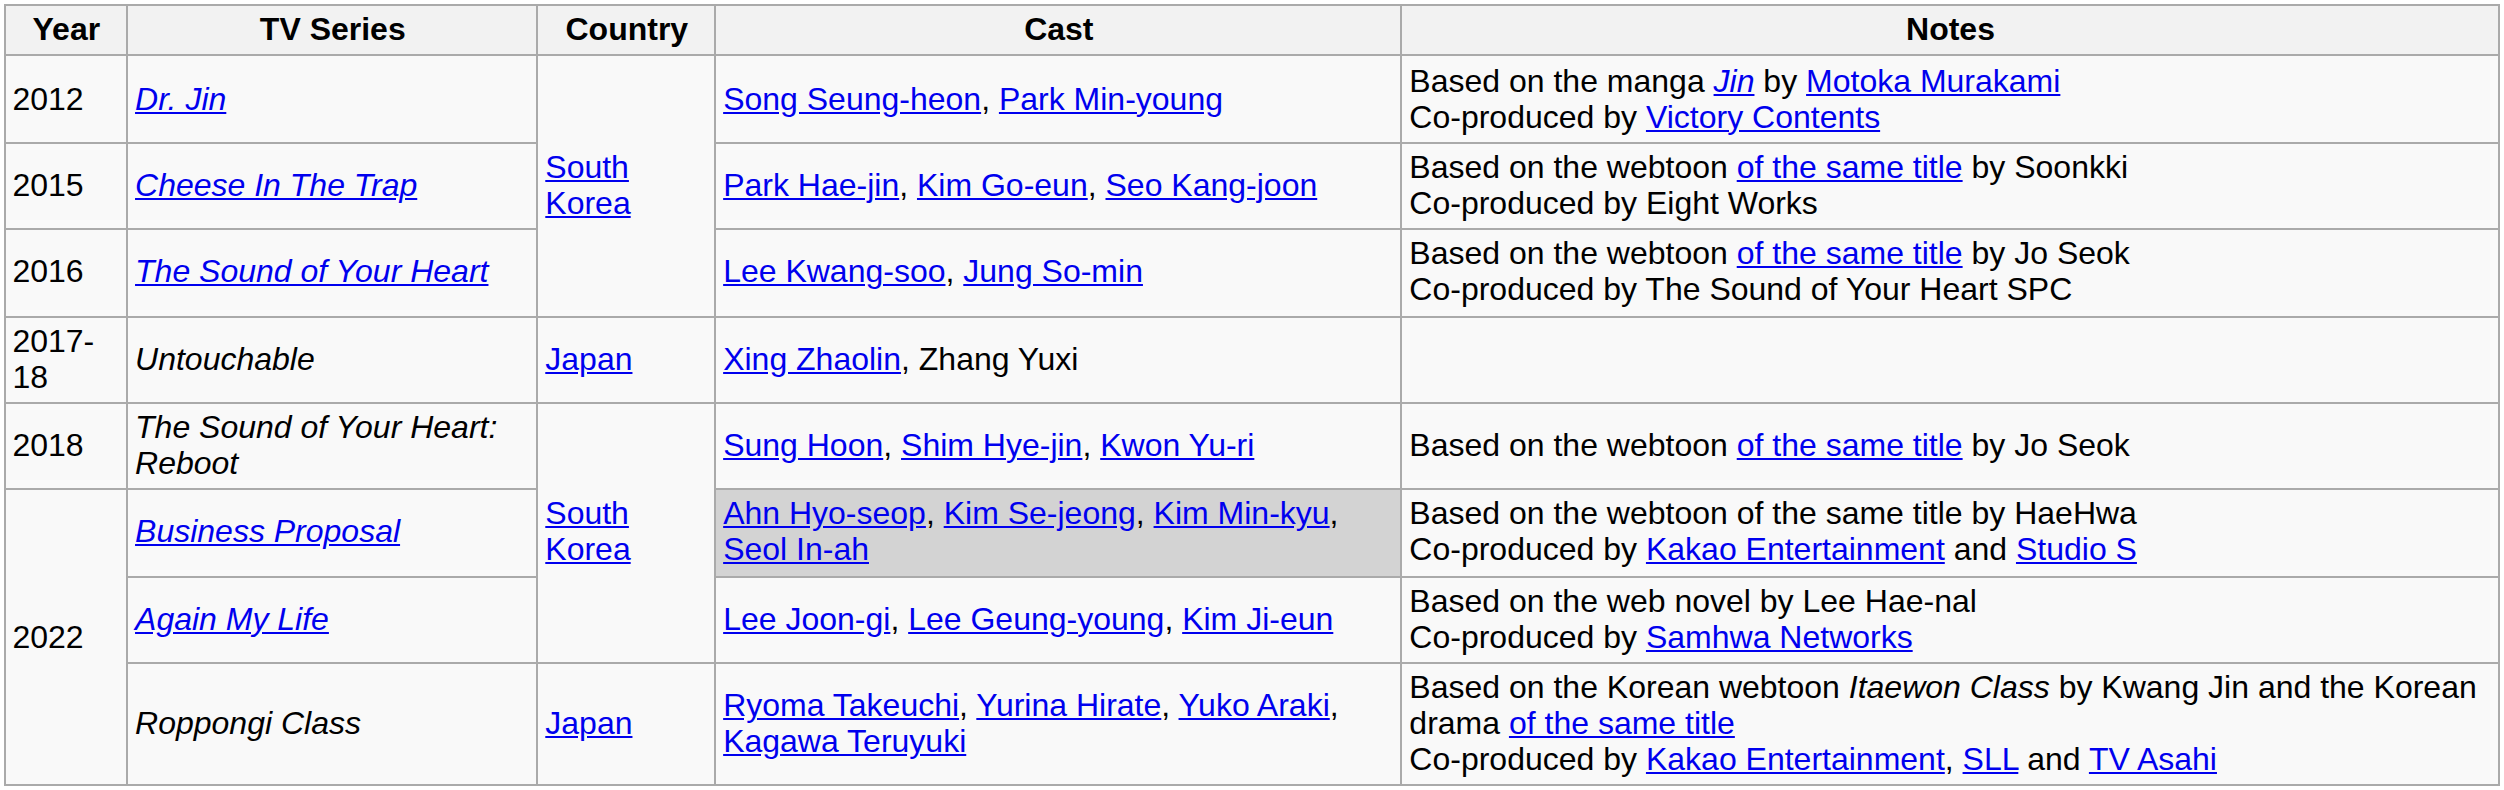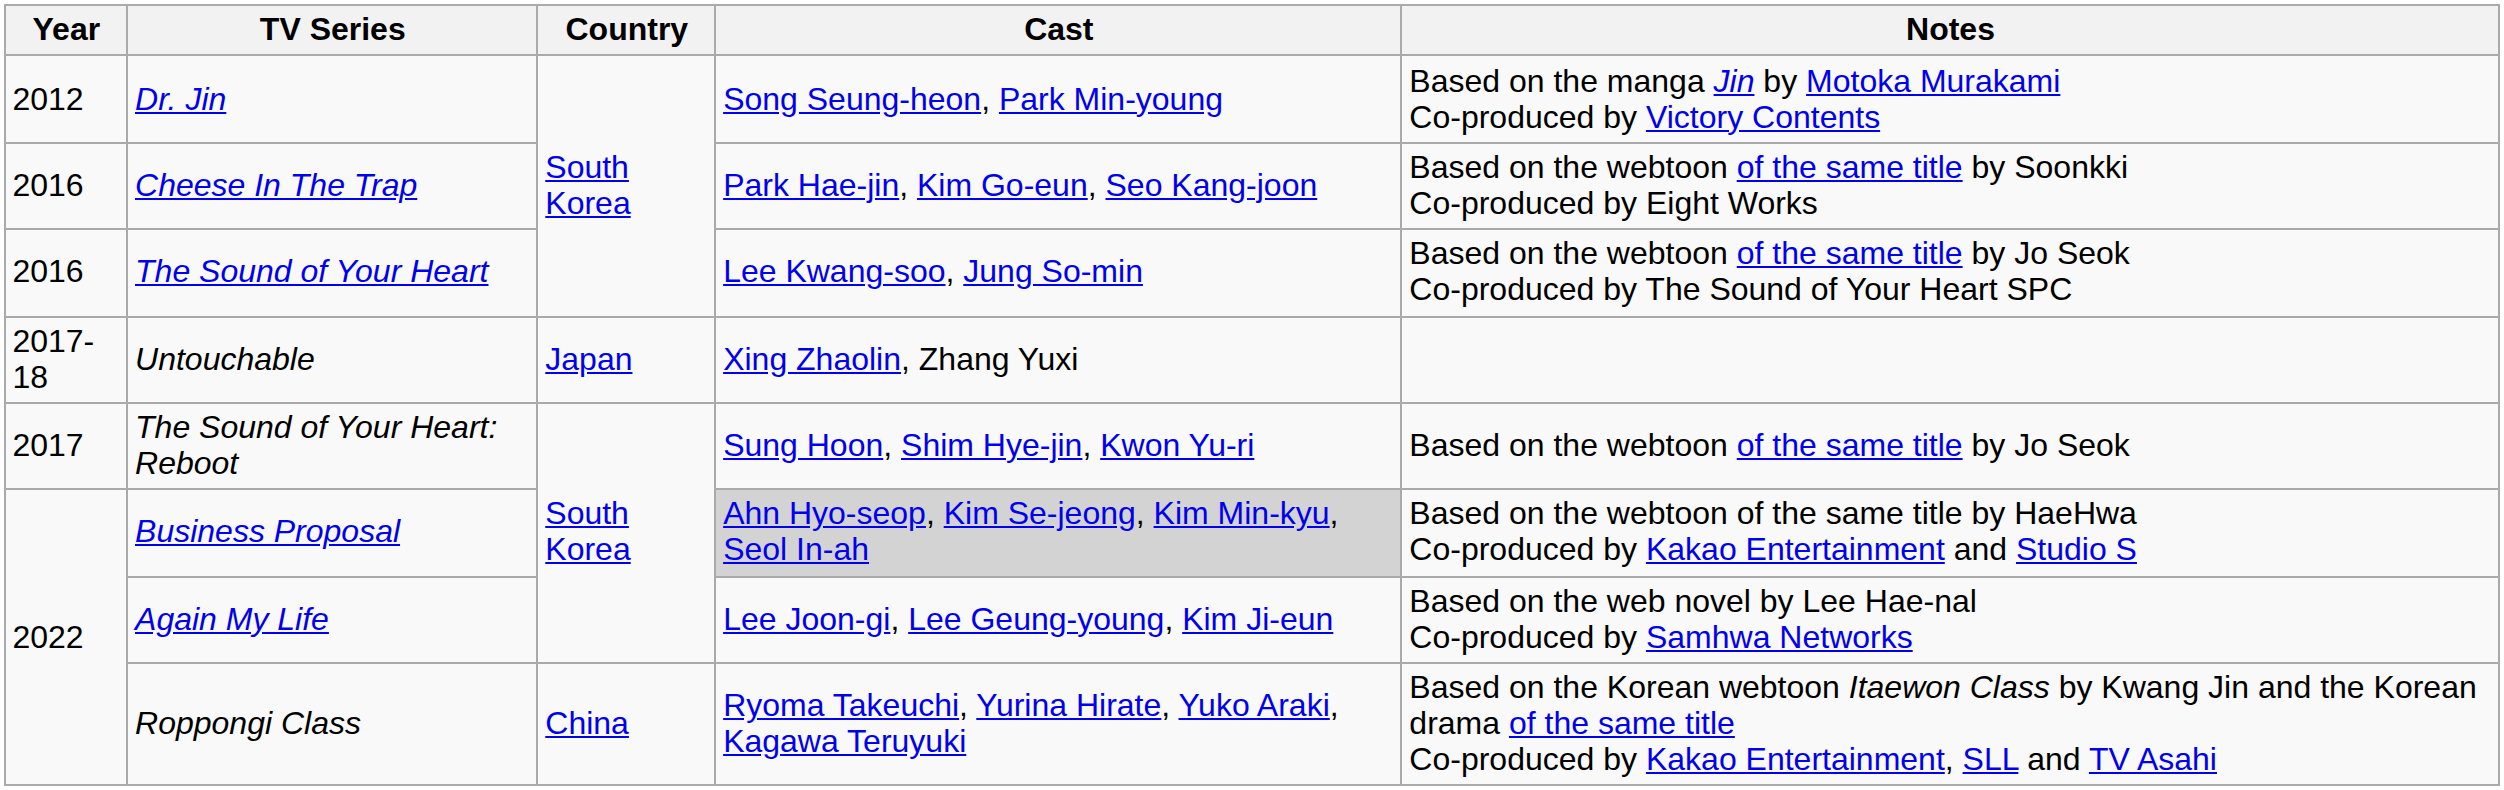(48, 185) 2015 -> (48, 185) 2016
(48, 445) 2018 -> (48, 445) 2017
(589, 723) Japan -> (587, 723) China
